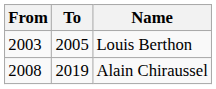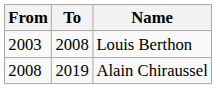(72, 44) 2005 -> (72, 44) 2008
